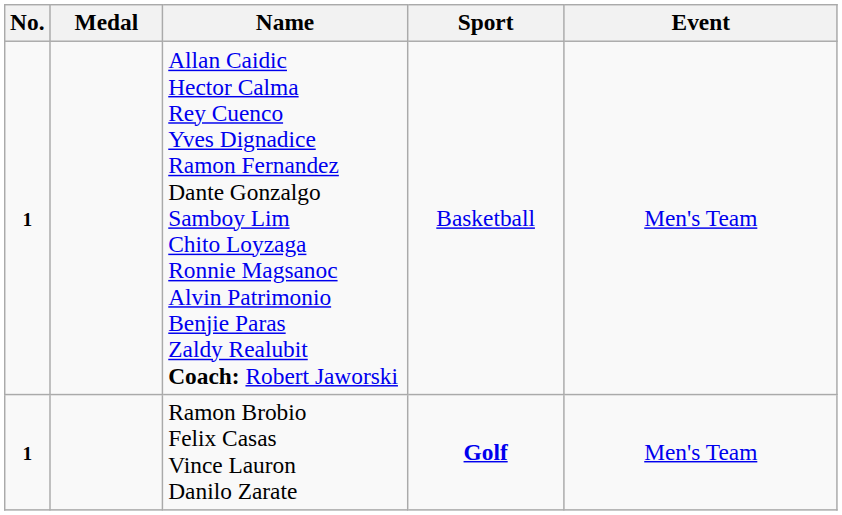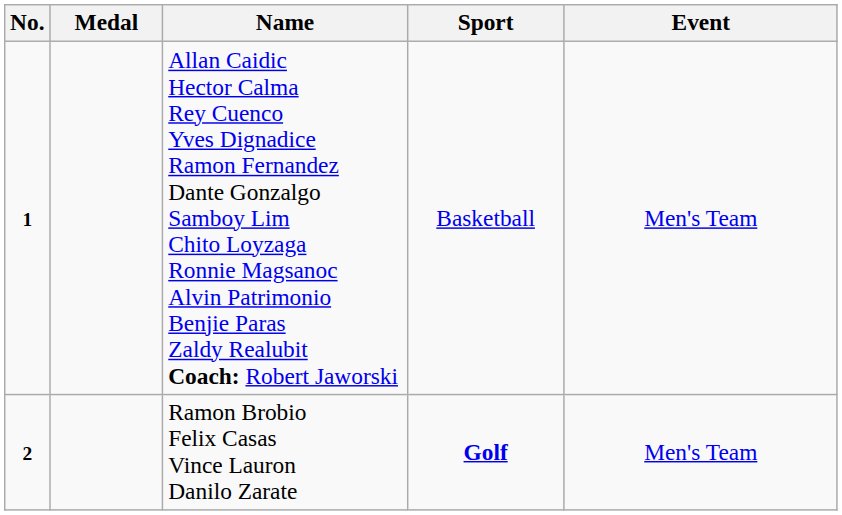(27, 453) 1 -> (27, 453) 2
